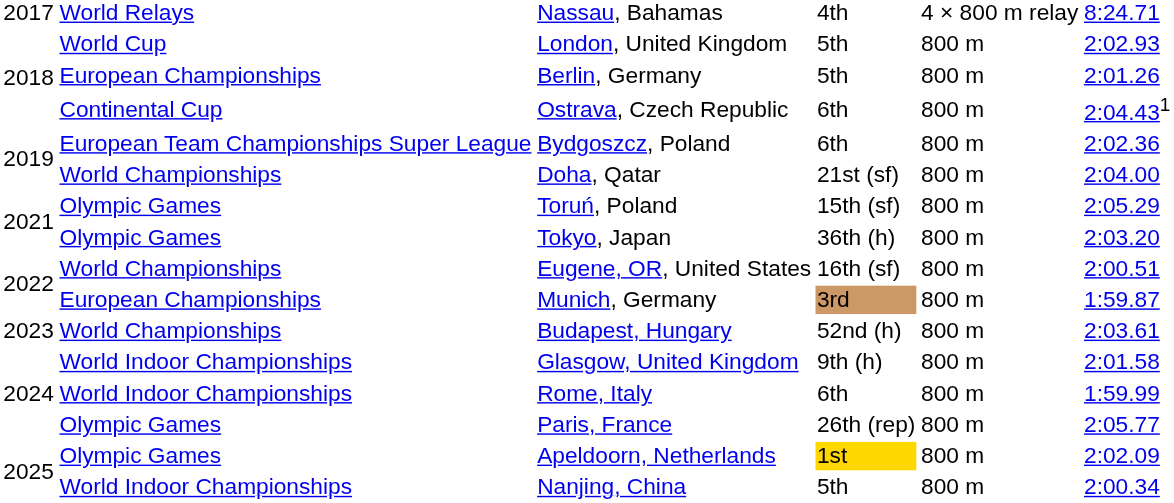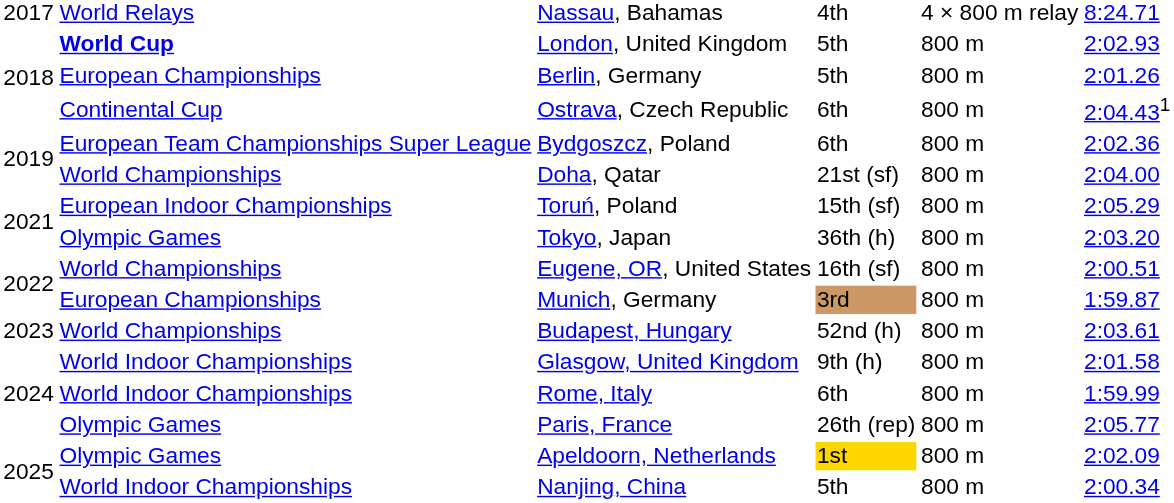(113, 44) normal -> (117, 44) bold
(140, 206) Olympic Games -> (226, 206) European Indoor Championships
